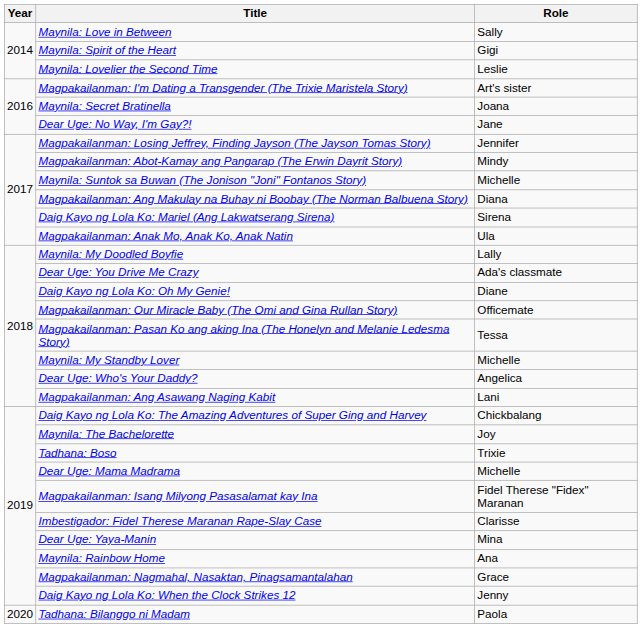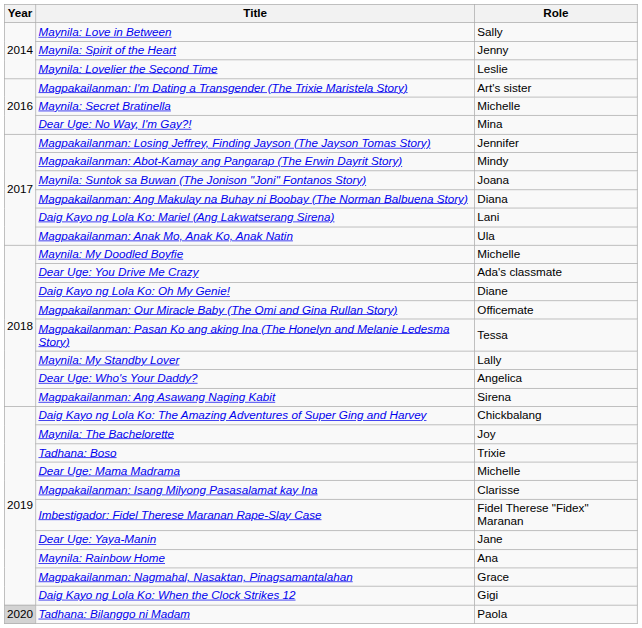(488, 50) Gigi -> (493, 50) Jenny
(493, 106) Joana -> (499, 106) Michelle
(490, 124) Jane -> (490, 124) Mina
(499, 180) Michelle -> (493, 180) Joana
(494, 217) Sirena -> (488, 217) Lani
(489, 254) Lally -> (499, 254) Michelle
(499, 360) Michelle -> (489, 360) Lally
(488, 397) Lani -> (494, 397) Sirena
(533, 496) Fidel Therese "Fidex" Maranan -> (498, 489) Clarisse
(498, 521) Clarisse -> (533, 515) Fidel Therese "Fidex" Maranan
(490, 540) Mina -> (490, 540) Jane
(493, 595) Jenny -> (488, 595) Gigi
(20, 614) no background -> (20, 614) lightgrey background
